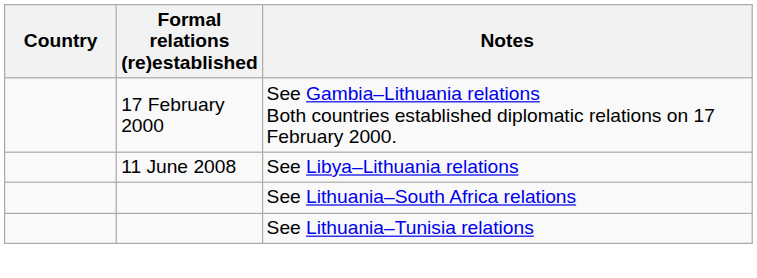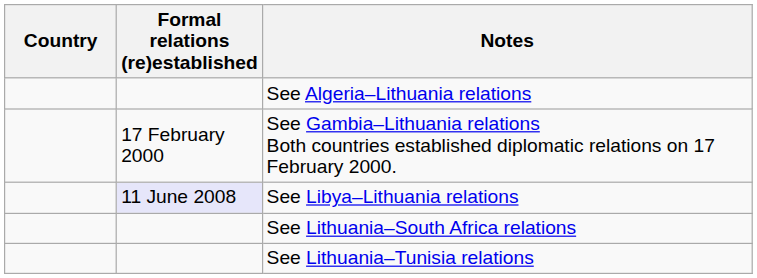+ row: (399, 93)
(179, 167) no background -> (179, 197) lavender background
